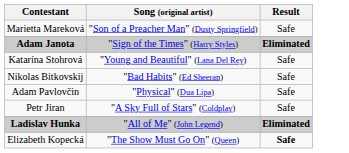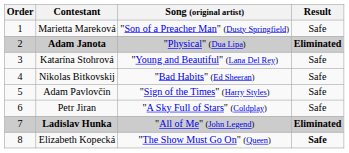+ column: (20, 12)
(173, 44) "Sign of the Times" (Harry Styles) -> (205, 44) "Physical" (Dua Lipa)
(173, 92) "Physical" (Dua Lipa) -> (205, 92) "Sign of the Times" (Harry Styles)
